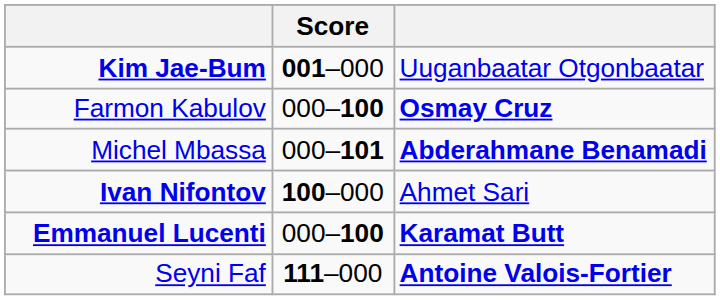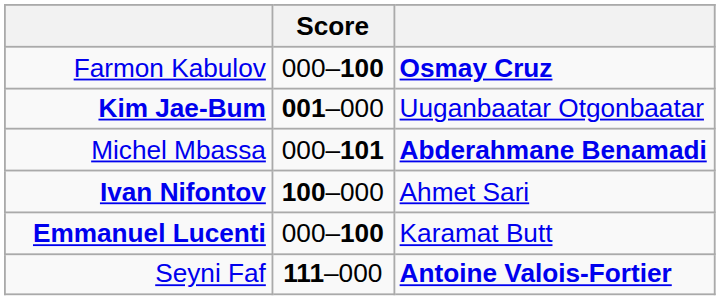rows swapped: (182, 67) <-> (170, 109)
(482, 233) bold -> (476, 233) normal
